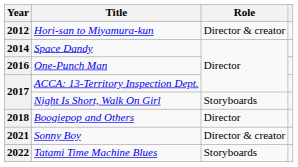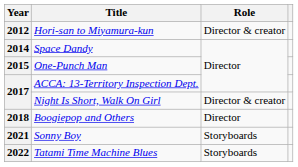(18, 65) 2016 -> (18, 65) 2015
(230, 100) Storyboards -> (244, 100) Director & creator
(244, 135) Director & creator -> (230, 135) Storyboards
